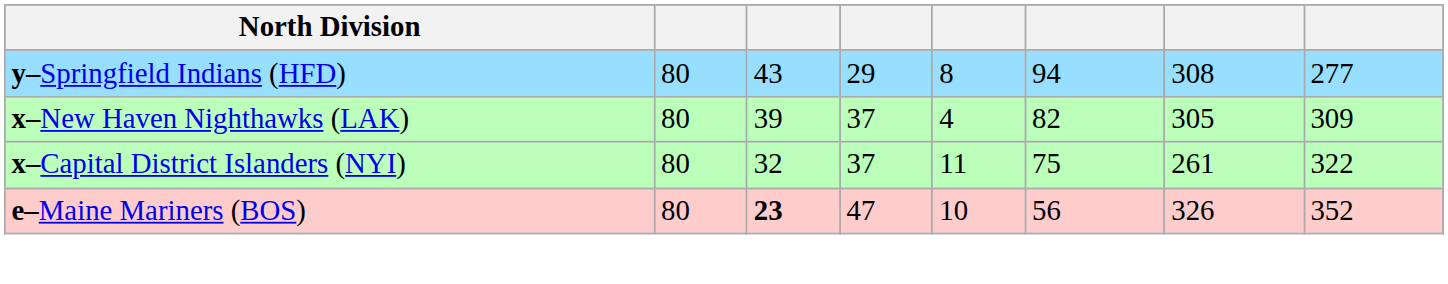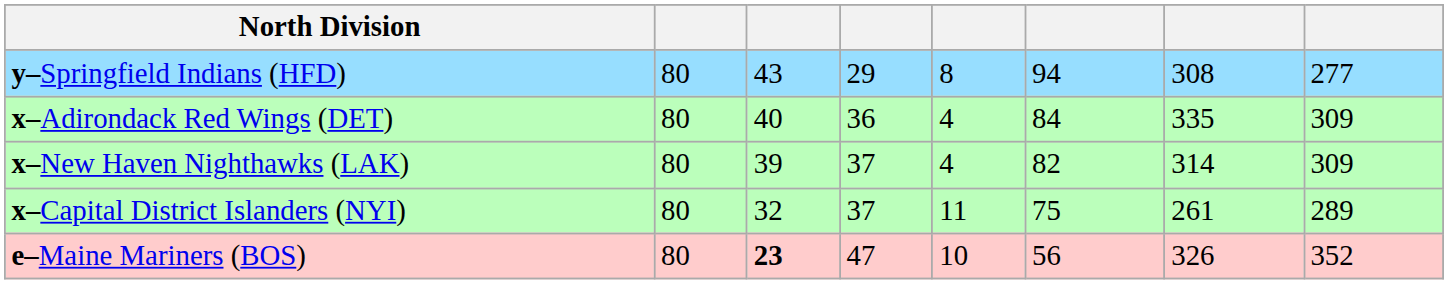+ row: (202, 118)
(1193, 118) 305 -> (1193, 164) 314
(1332, 164) 322 -> (1332, 210) 289
